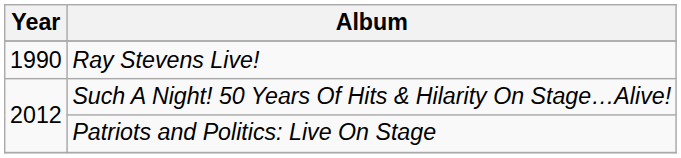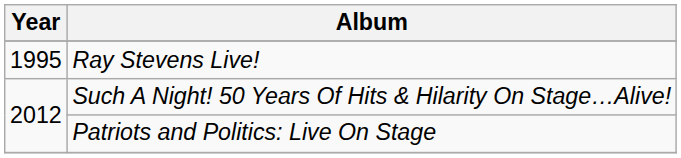(36, 59) 1990 -> (36, 59) 1995
